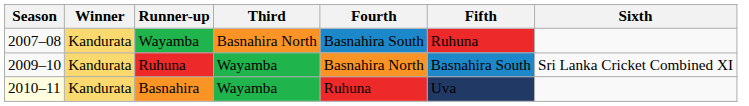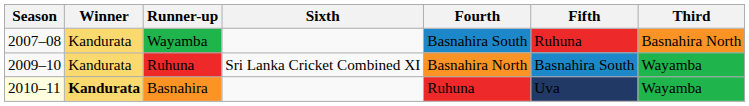columns swapped: (267, 16) <-> (635, 16)
(100, 88) normal -> (104, 88) bold
